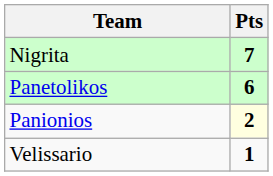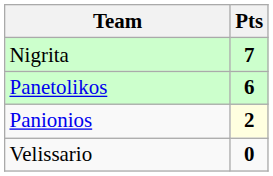(249, 154) 1 -> (249, 154) 0
